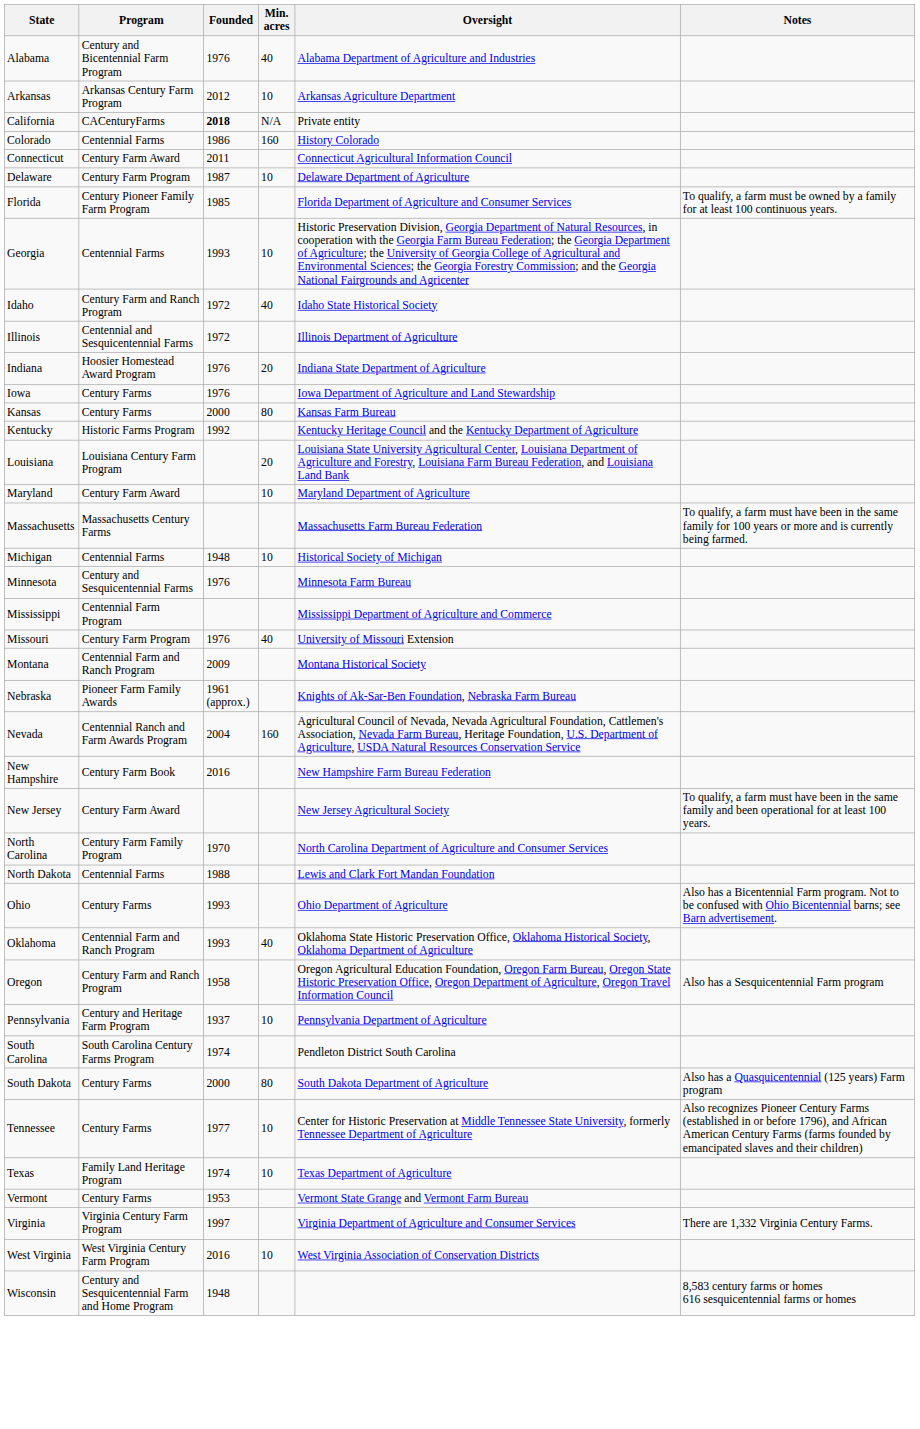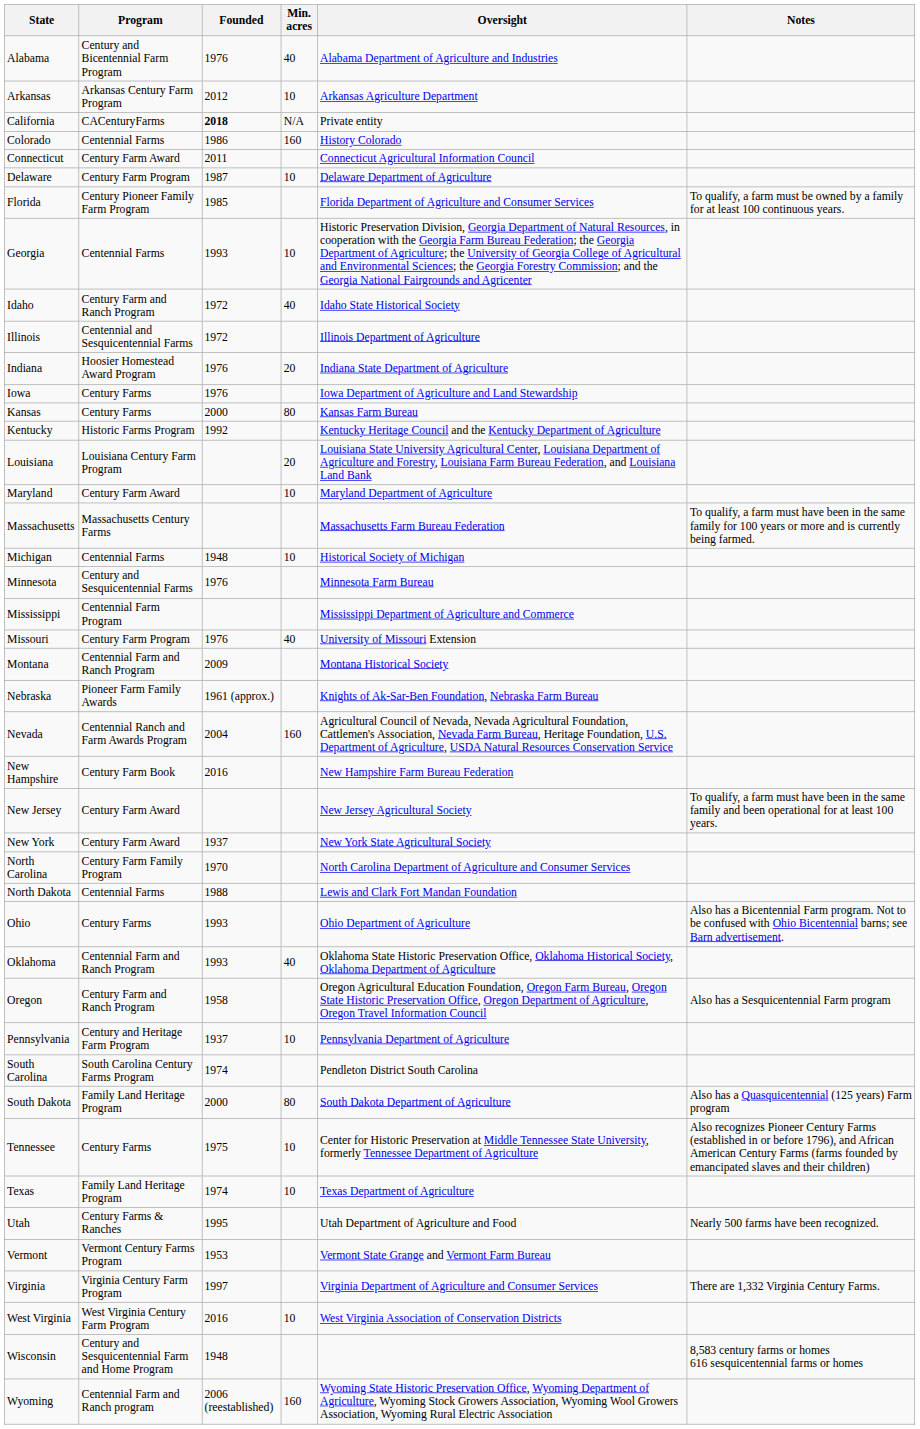+ row: (31, 842)
(117, 1083) Century Farms -> (133, 1102) Family Land Heritage Program
(218, 1128) 1977 -> (216, 1147) 1975
+ row: (18, 1223)
(117, 1198) Century Farms -> (138, 1255) Vermont Century Farms Program
+ row: (30, 1401)
